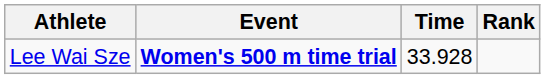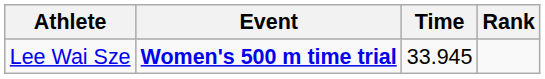(440, 56) 33.928 -> (440, 56) 33.945
